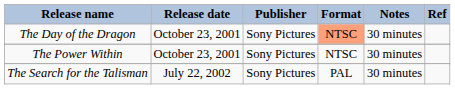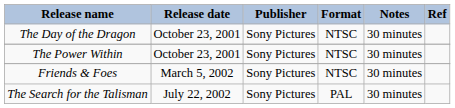(341, 34) lightsalmon background -> (341, 34) no background
+ row: (78, 73)
